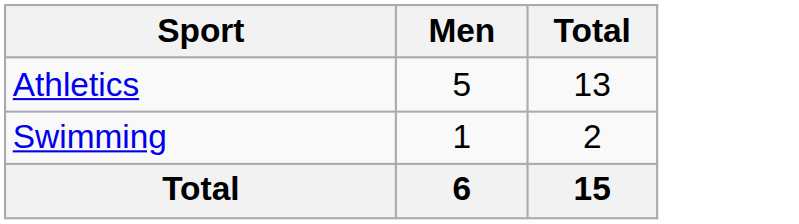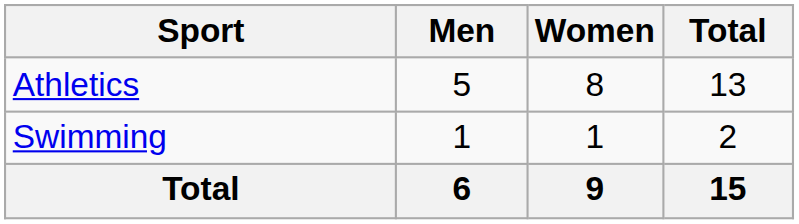+ column: (595, 31)
